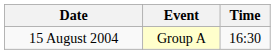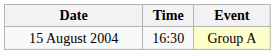columns swapped: (245, 15) <-> (181, 15)
